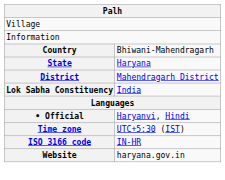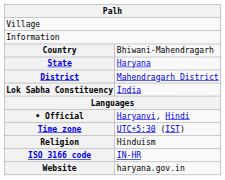+ row: (60, 142)
